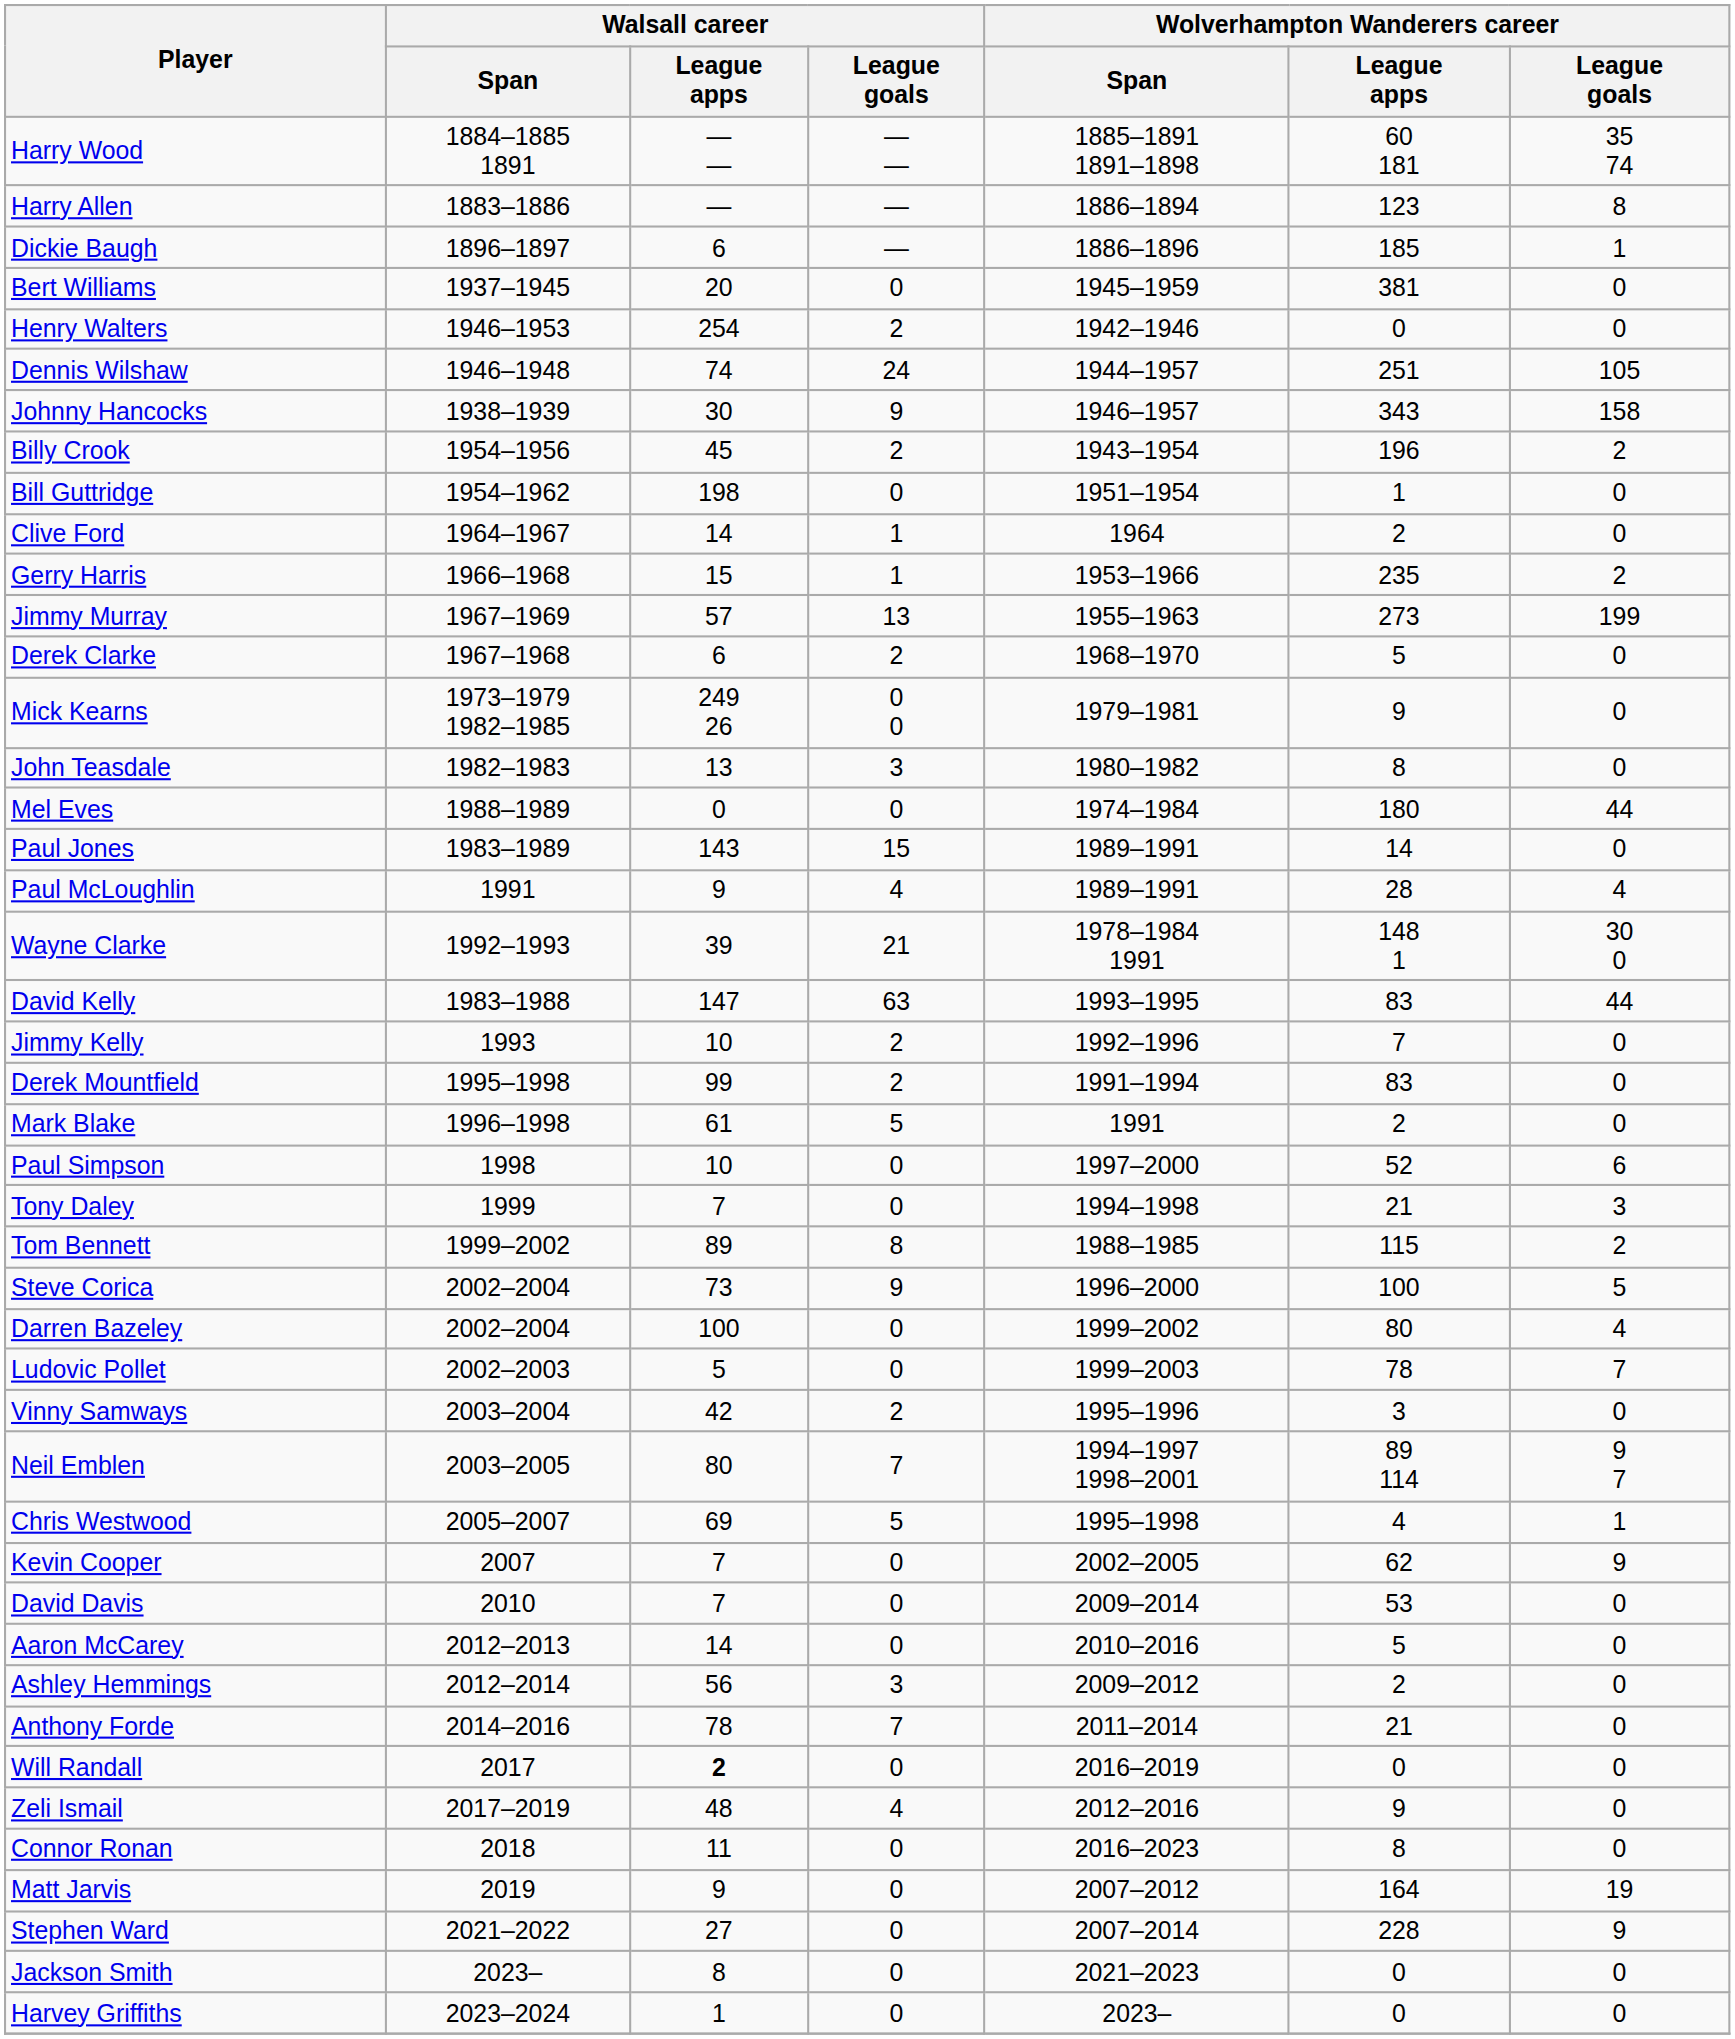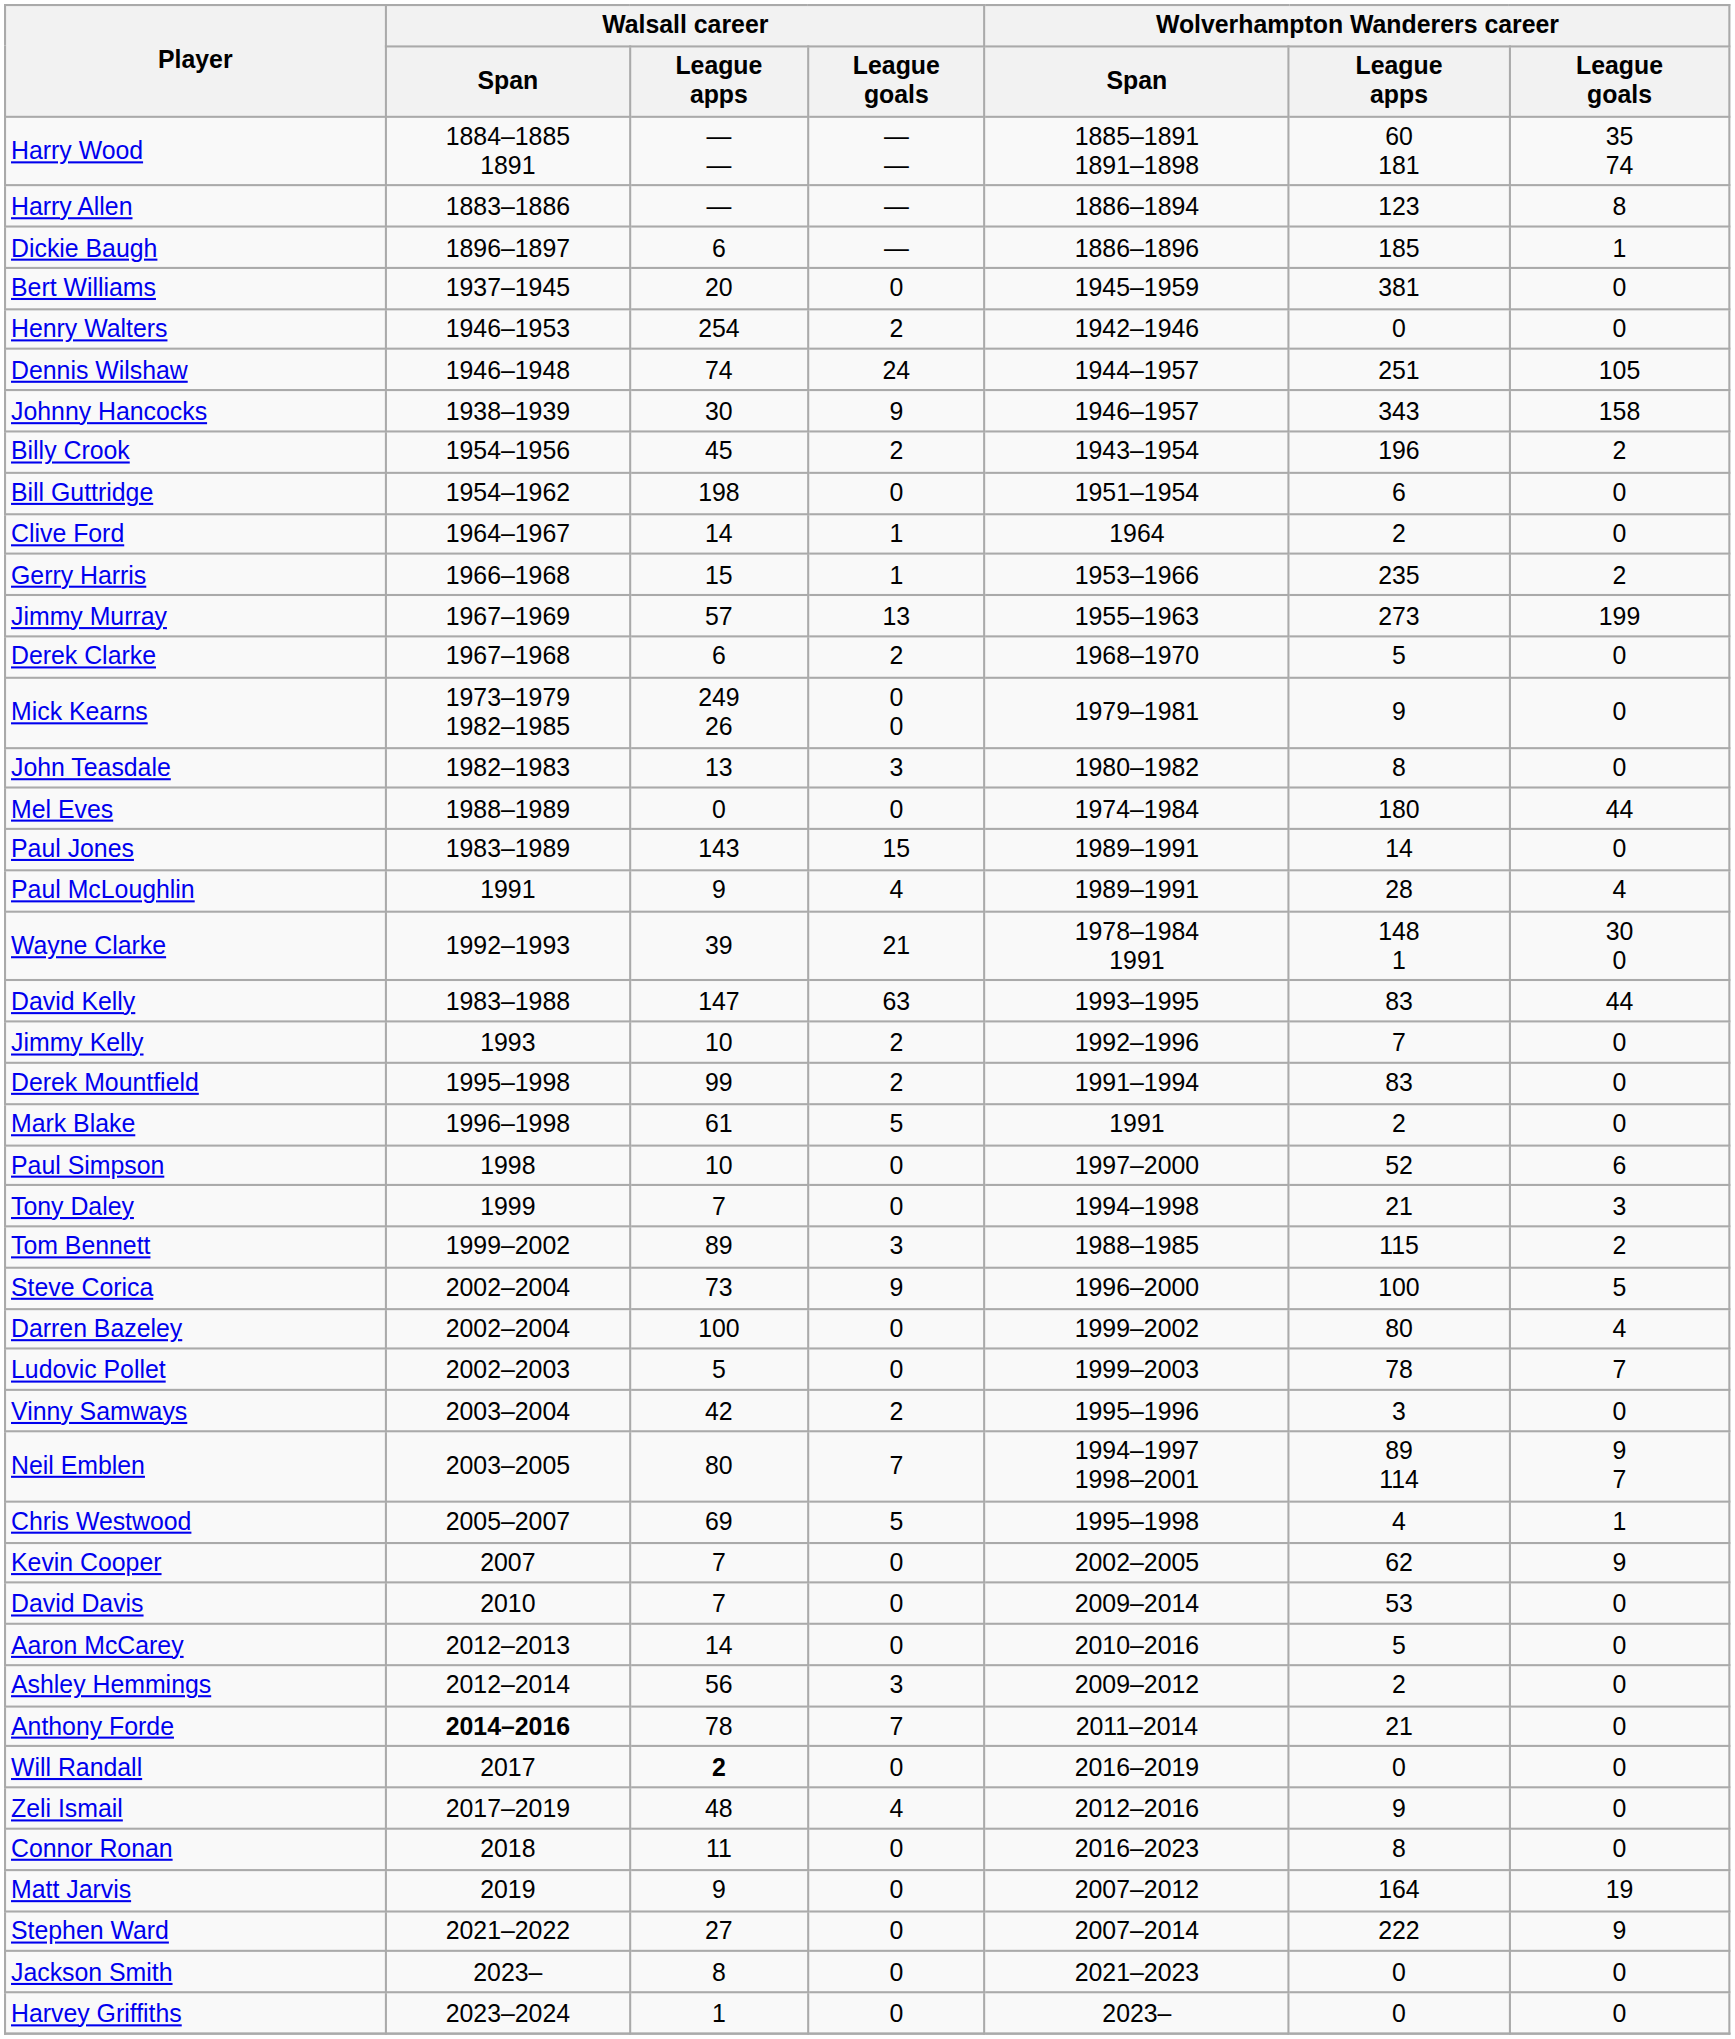(1399, 493) 1 -> (1399, 493) 6
(896, 1247) 8 -> (896, 1247) 3
(508, 1726) normal -> (508, 1726) bold
(1399, 1931) 228 -> (1399, 1931) 222
